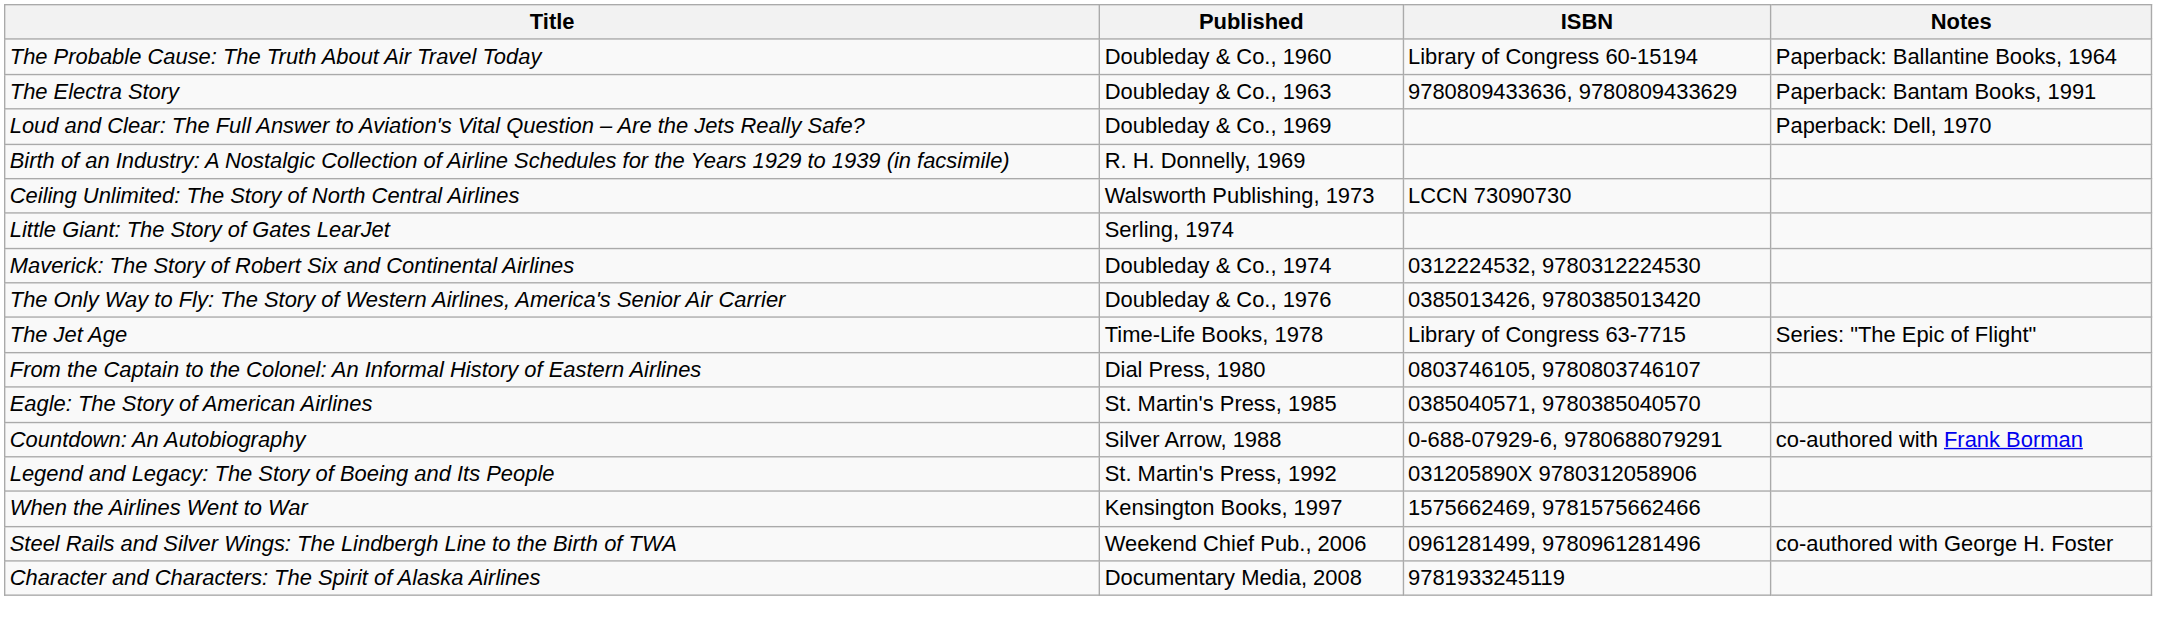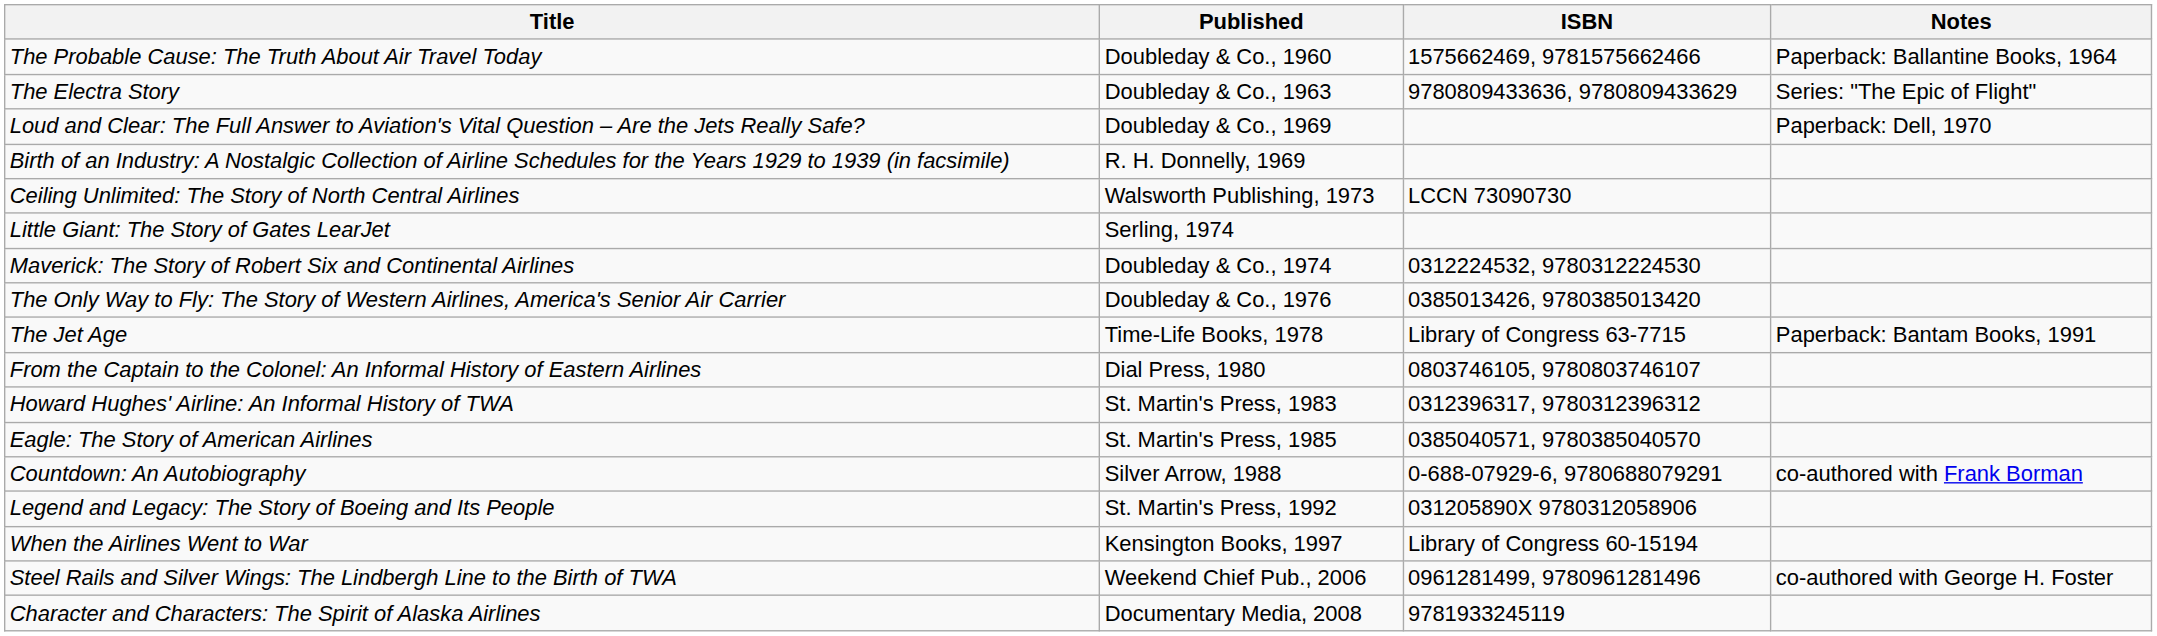(1553, 56) Library of Congress 60-15194 -> (1554, 56) 1575662469, 9781575662466
(1936, 91) Paperback: Bantam Books, 1991 -> (1906, 91) Series: "The Epic of Flight"
(1906, 334) Series: "The Epic of Flight" -> (1936, 334) Paperback: Bantam Books, 1991
+ row: (262, 404)
(1554, 508) 1575662469, 9781575662466 -> (1553, 543) Library of Congress 60-15194
